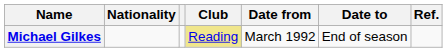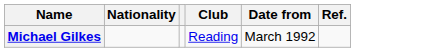- column: (365, 15)
(213, 36) khaki background -> (213, 36) no background
